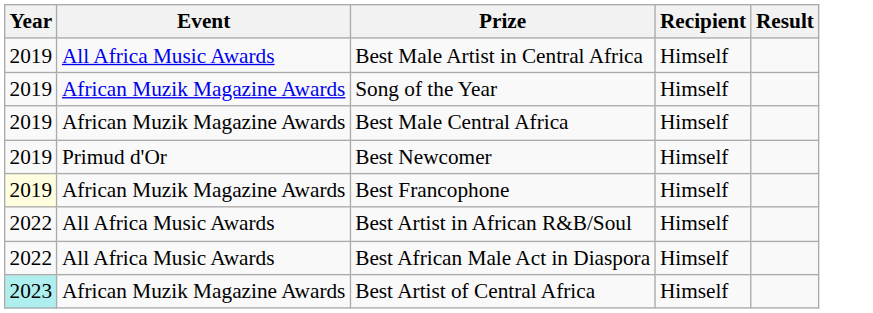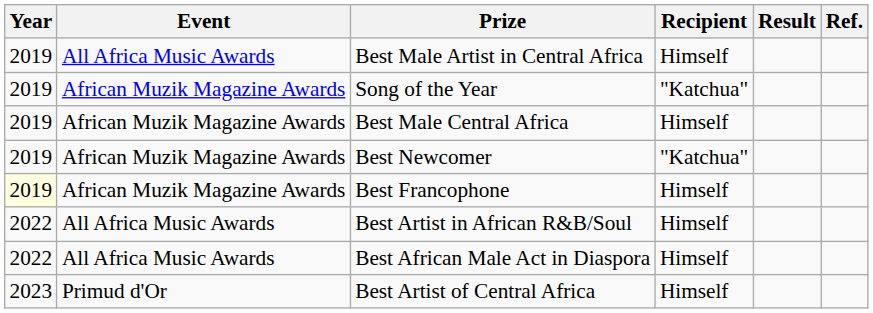+ column: (844, 21)
(694, 88) Himself -> (704, 88) "Katchua"
(114, 156) Primud d'Or -> (204, 156) African Muzik Magazine Awards
(694, 156) Himself -> (704, 156) "Katchua"
(31, 291) paleturquoise background -> (31, 291) no background
(204, 291) African Muzik Magazine Awards -> (114, 291) Primud d'Or
